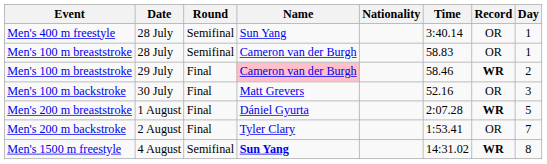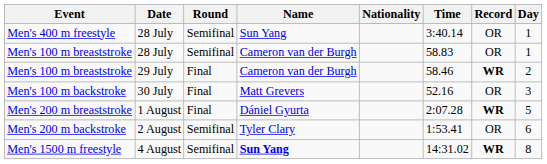(298, 71) pink background -> (298, 71) no background
(199, 129) Final -> (210, 129) Semifinal
(528, 129) 7 -> (528, 129) 6
